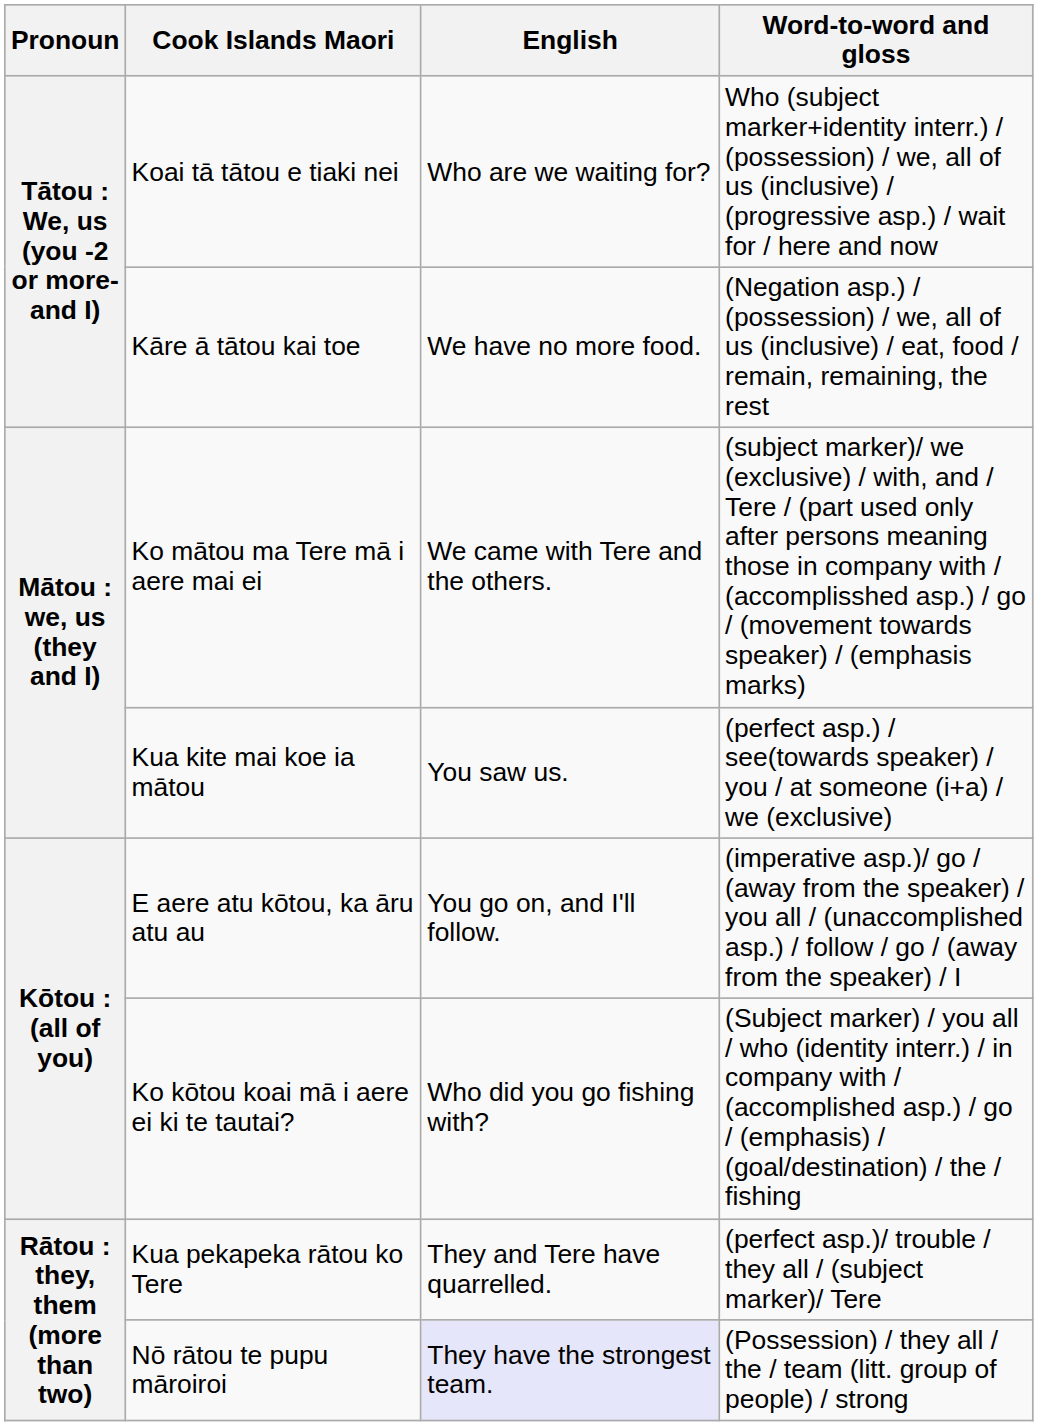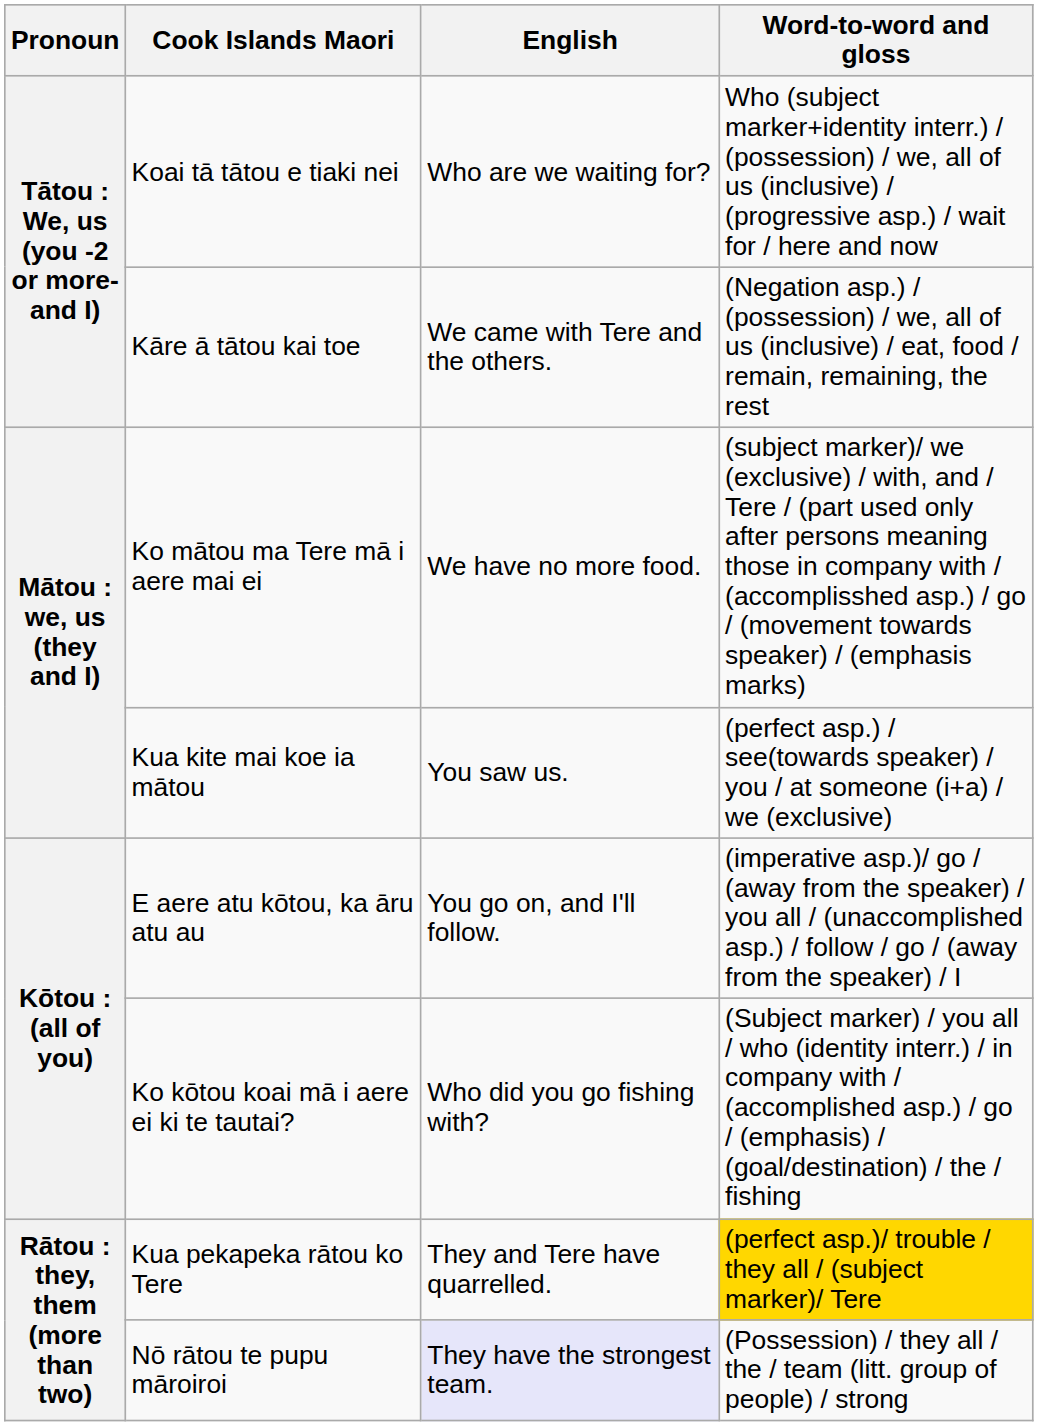(564, 346) We have no more food. -> (565, 346) We came with Tere and the others.
(565, 566) We came with Tere and the others. -> (564, 566) We have no more food.
(858, 1268) no background -> (858, 1268) gold background
